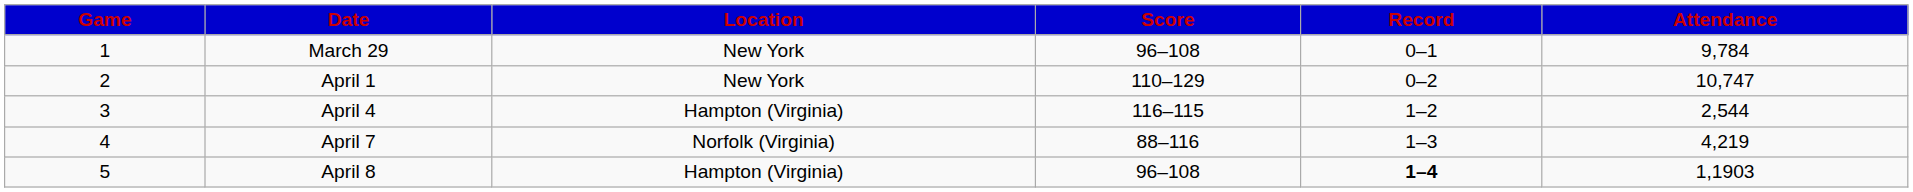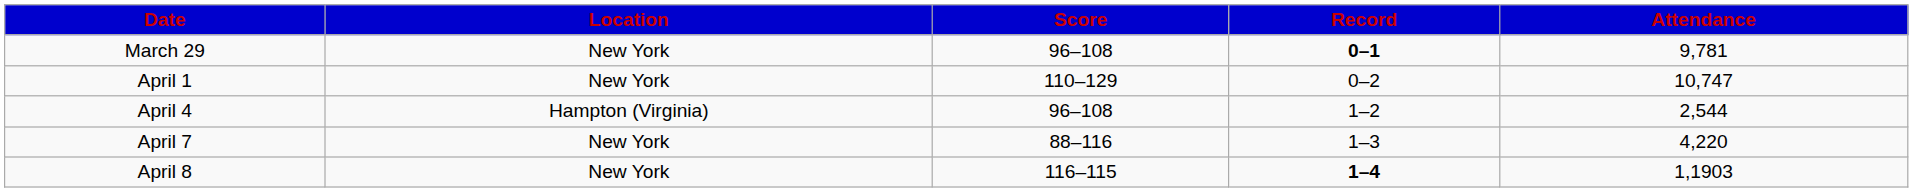- column: (105, 19)
(1421, 50) normal -> (1364, 50) bold
(1725, 50) 9,784 -> (1704, 50) 9,781
(1168, 111) 116–115 -> (1081, 111) 96–108
(764, 141) Norfolk (Virginia) -> (629, 141) New York
(1725, 141) 4,219 -> (1704, 141) 4,220
(764, 171) Hampton (Virginia) -> (629, 171) New York
(1168, 171) 96–108 -> (1081, 171) 116–115
